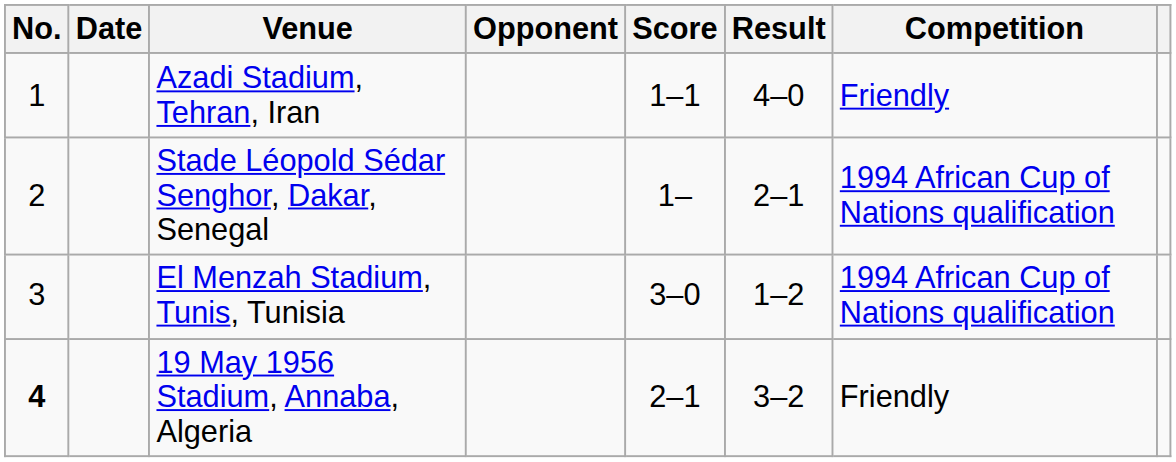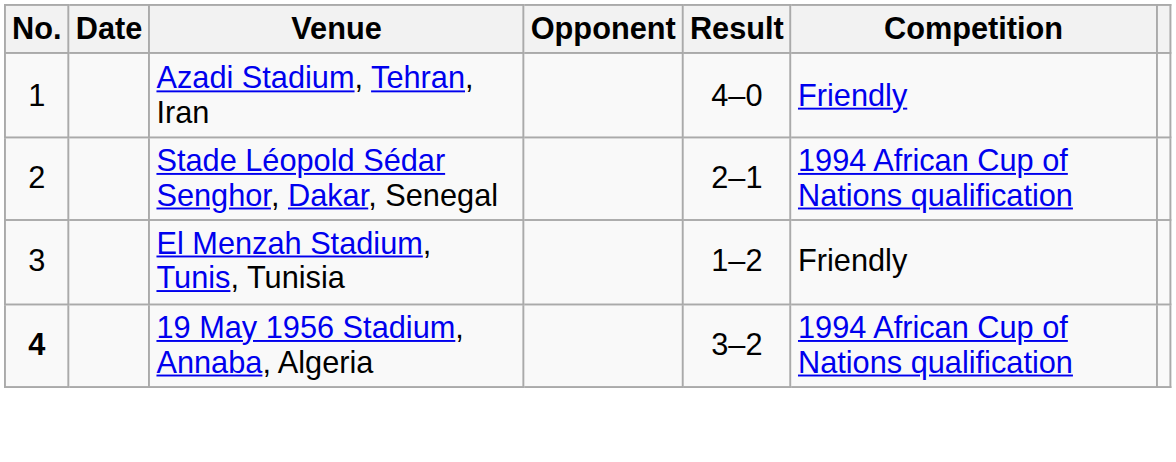- column: (675, 28)
(977, 295) 1994 African Cup of Nations qualification -> (853, 261) Friendly
(894, 396) Friendly -> (935, 344) 1994 African Cup of Nations qualification
